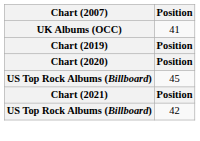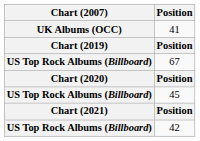+ row: (175, 62)
